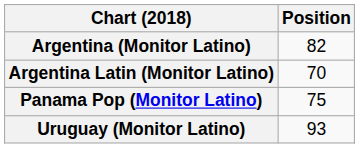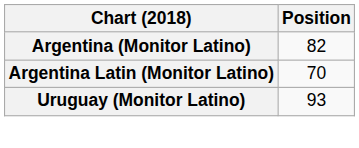- row: (141, 101)
